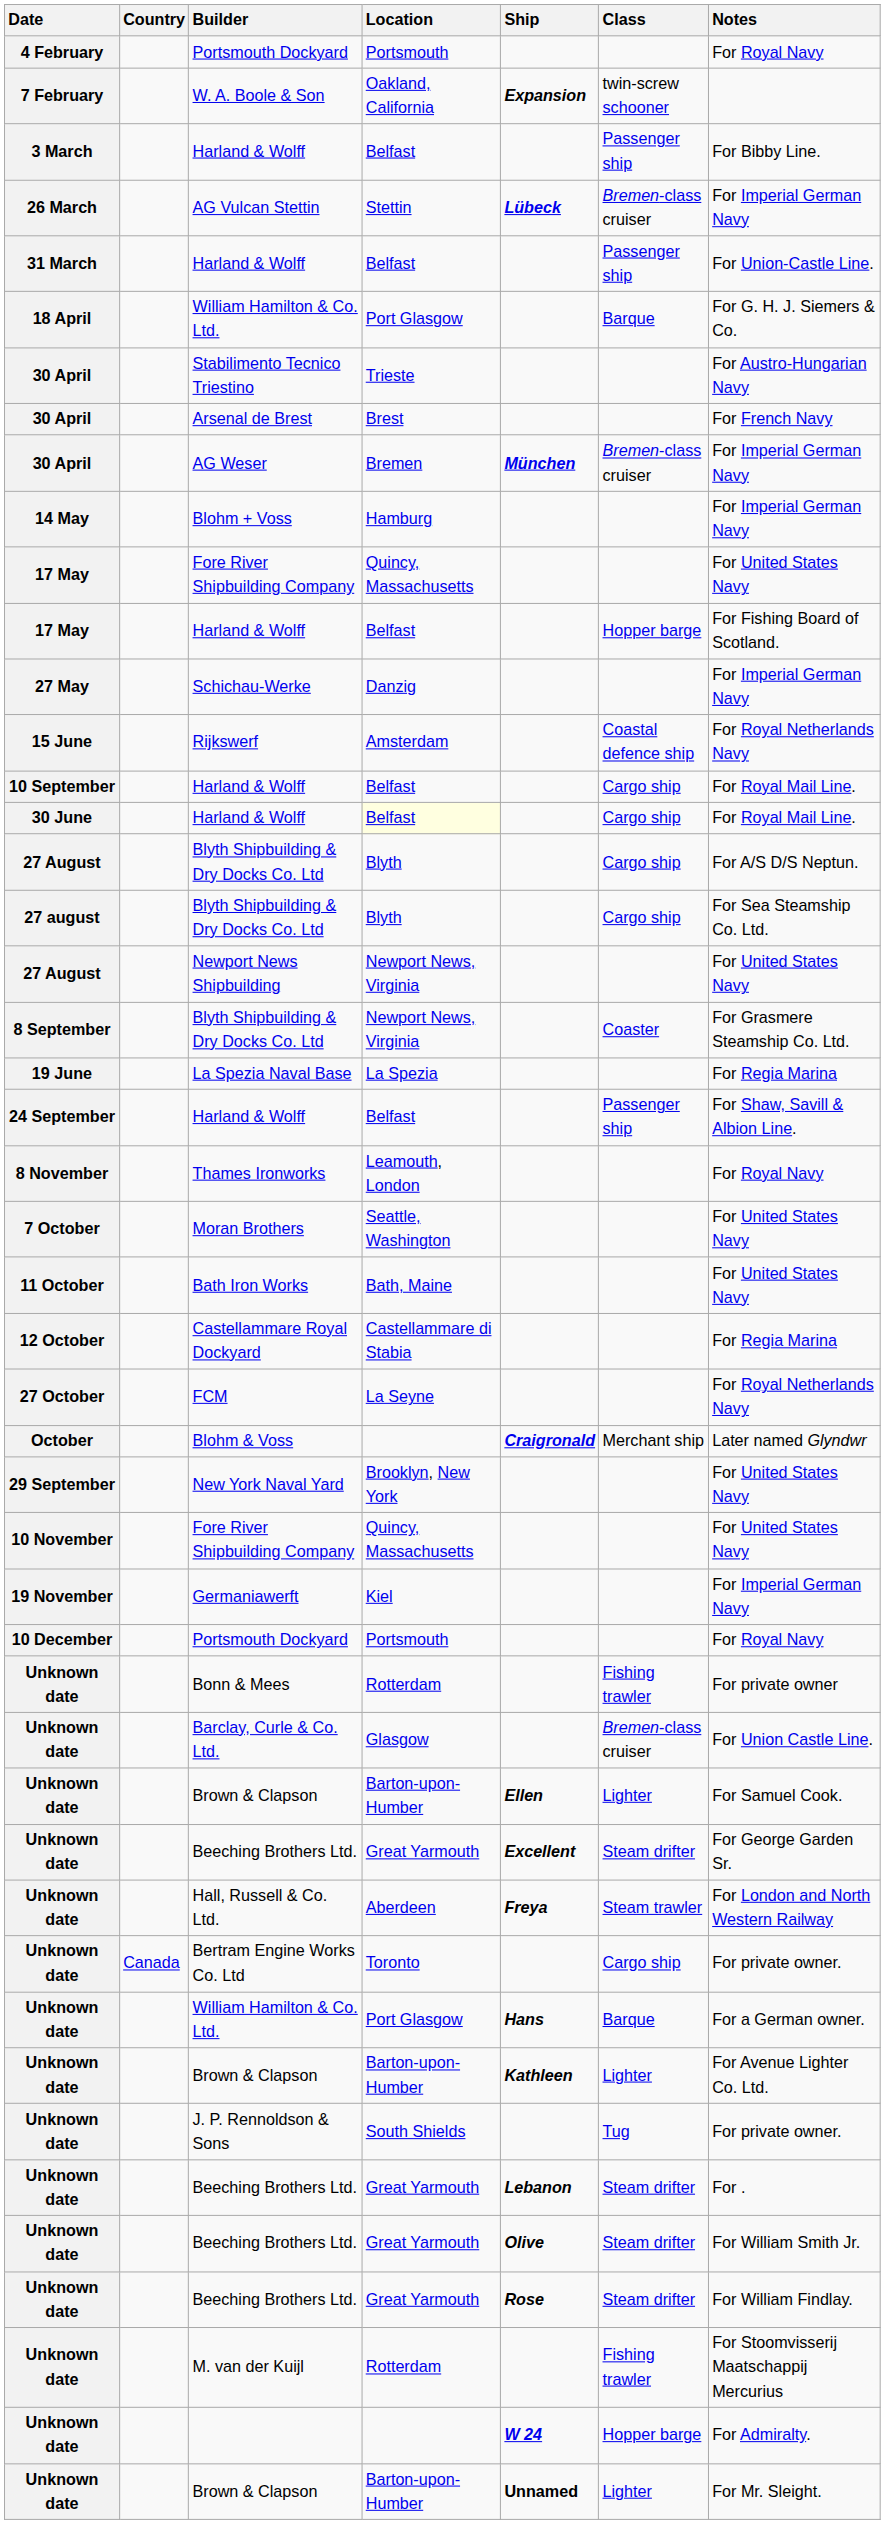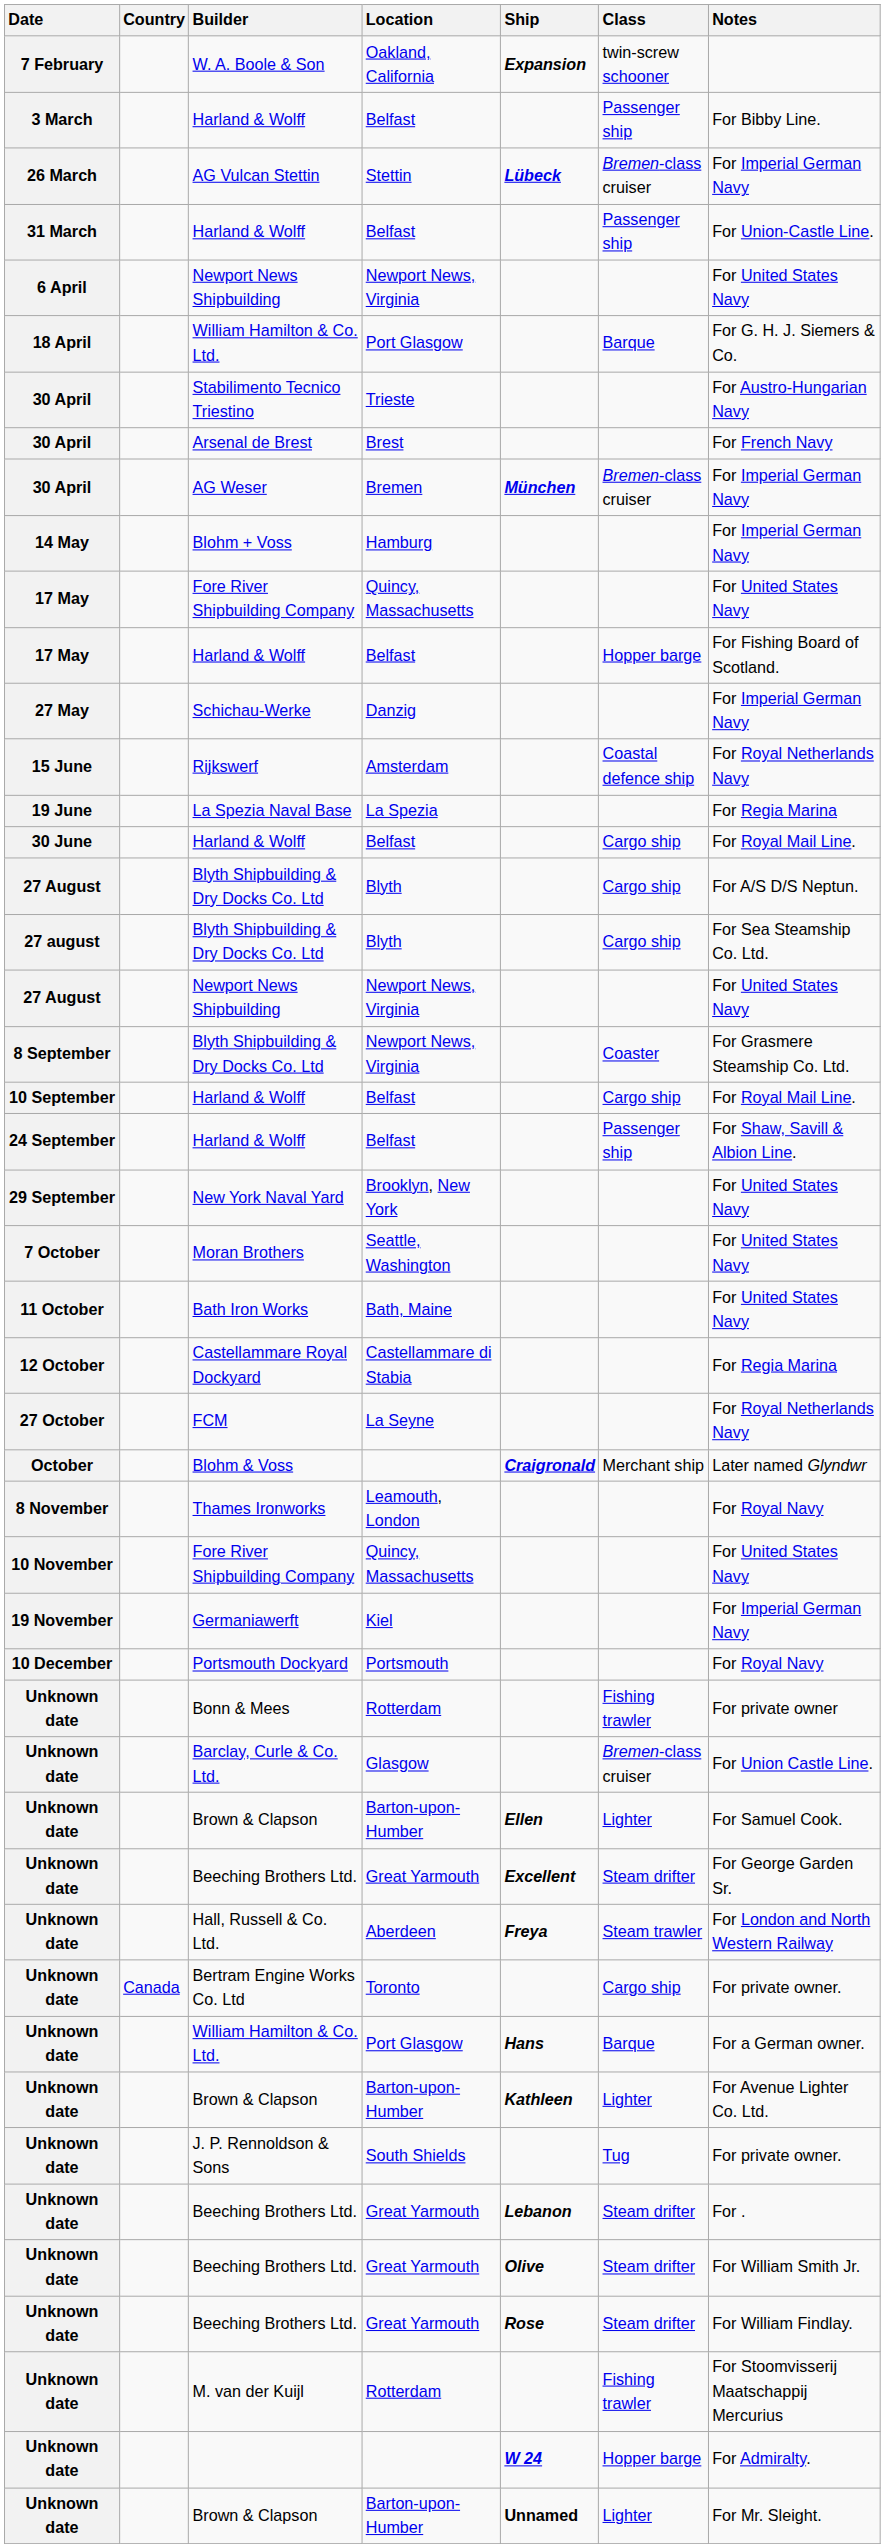- row: (62, 52)
+ row: (62, 287)
rows swapped: (62, 1073) <-> (62, 786)
(390, 818) lightyellow background -> (390, 842) no background
rows swapped: (62, 1484) <-> (62, 1173)
